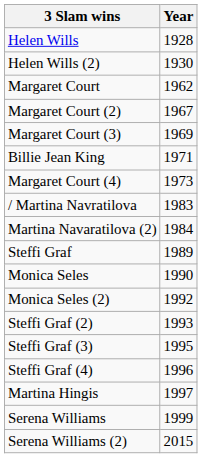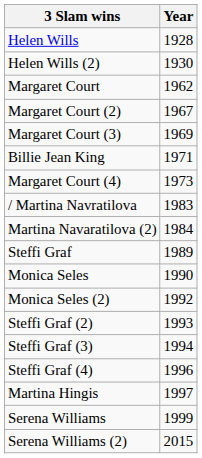(178, 346) 1995 -> (178, 346) 1994
